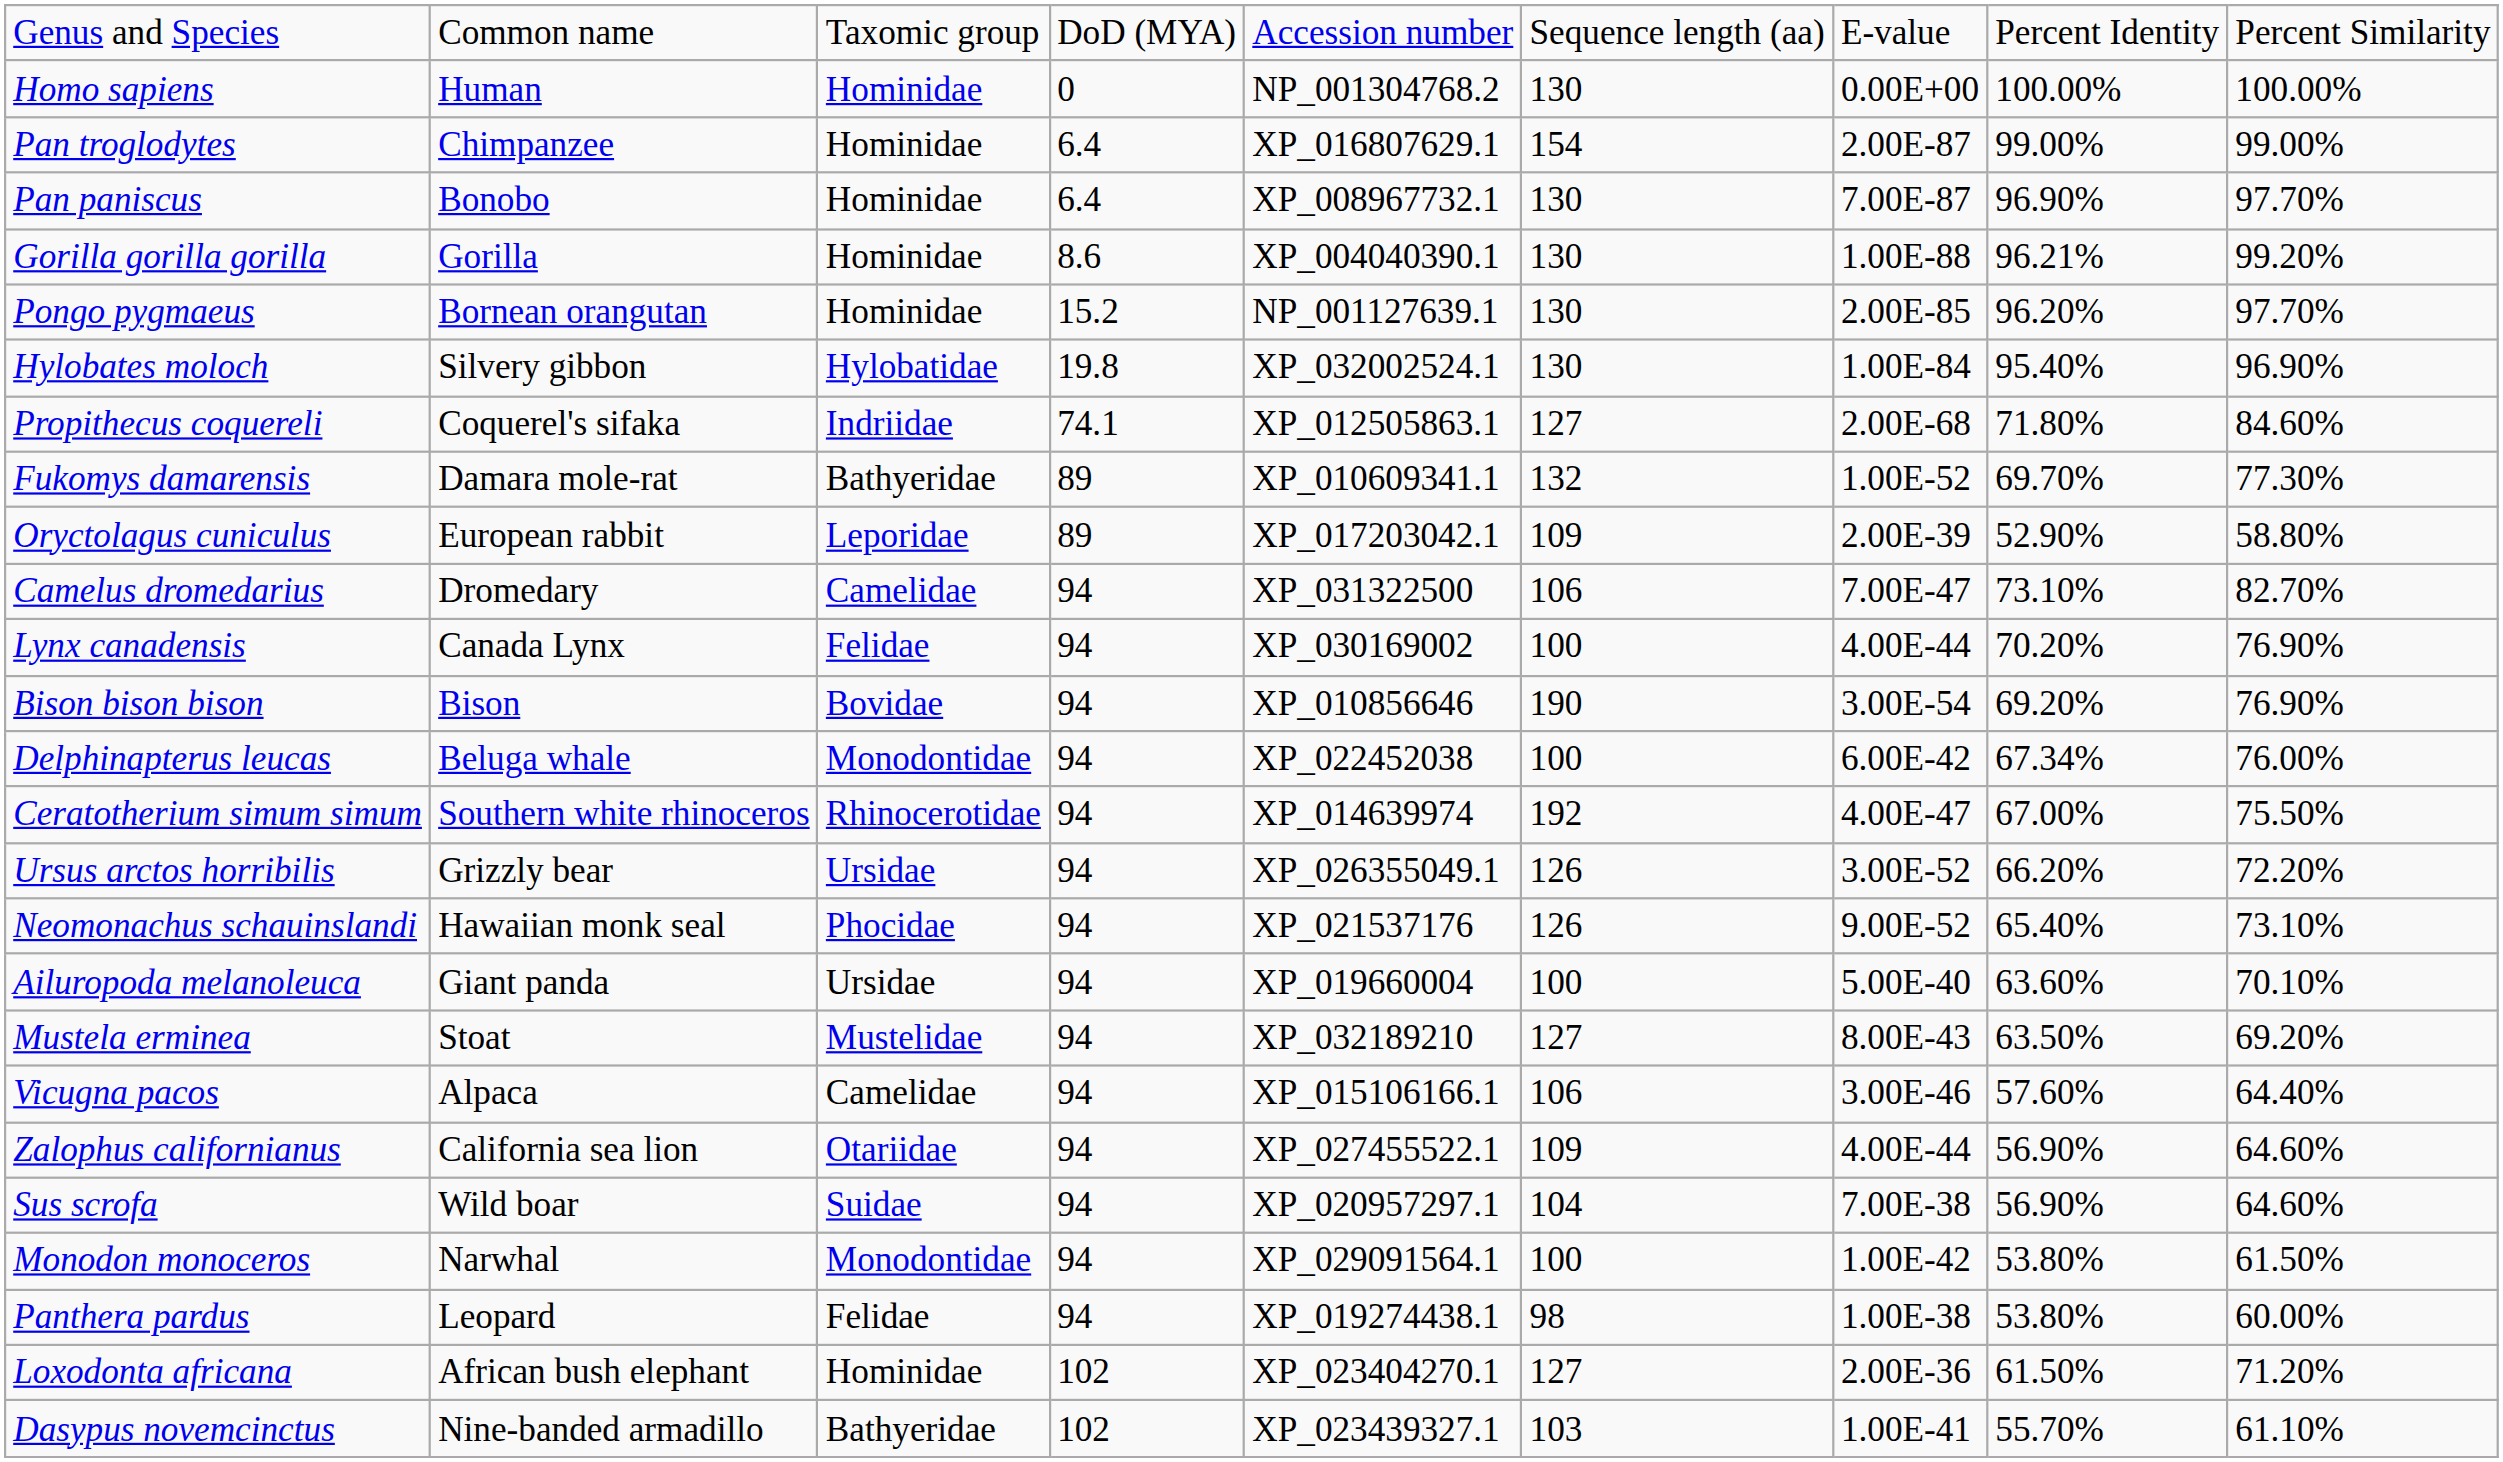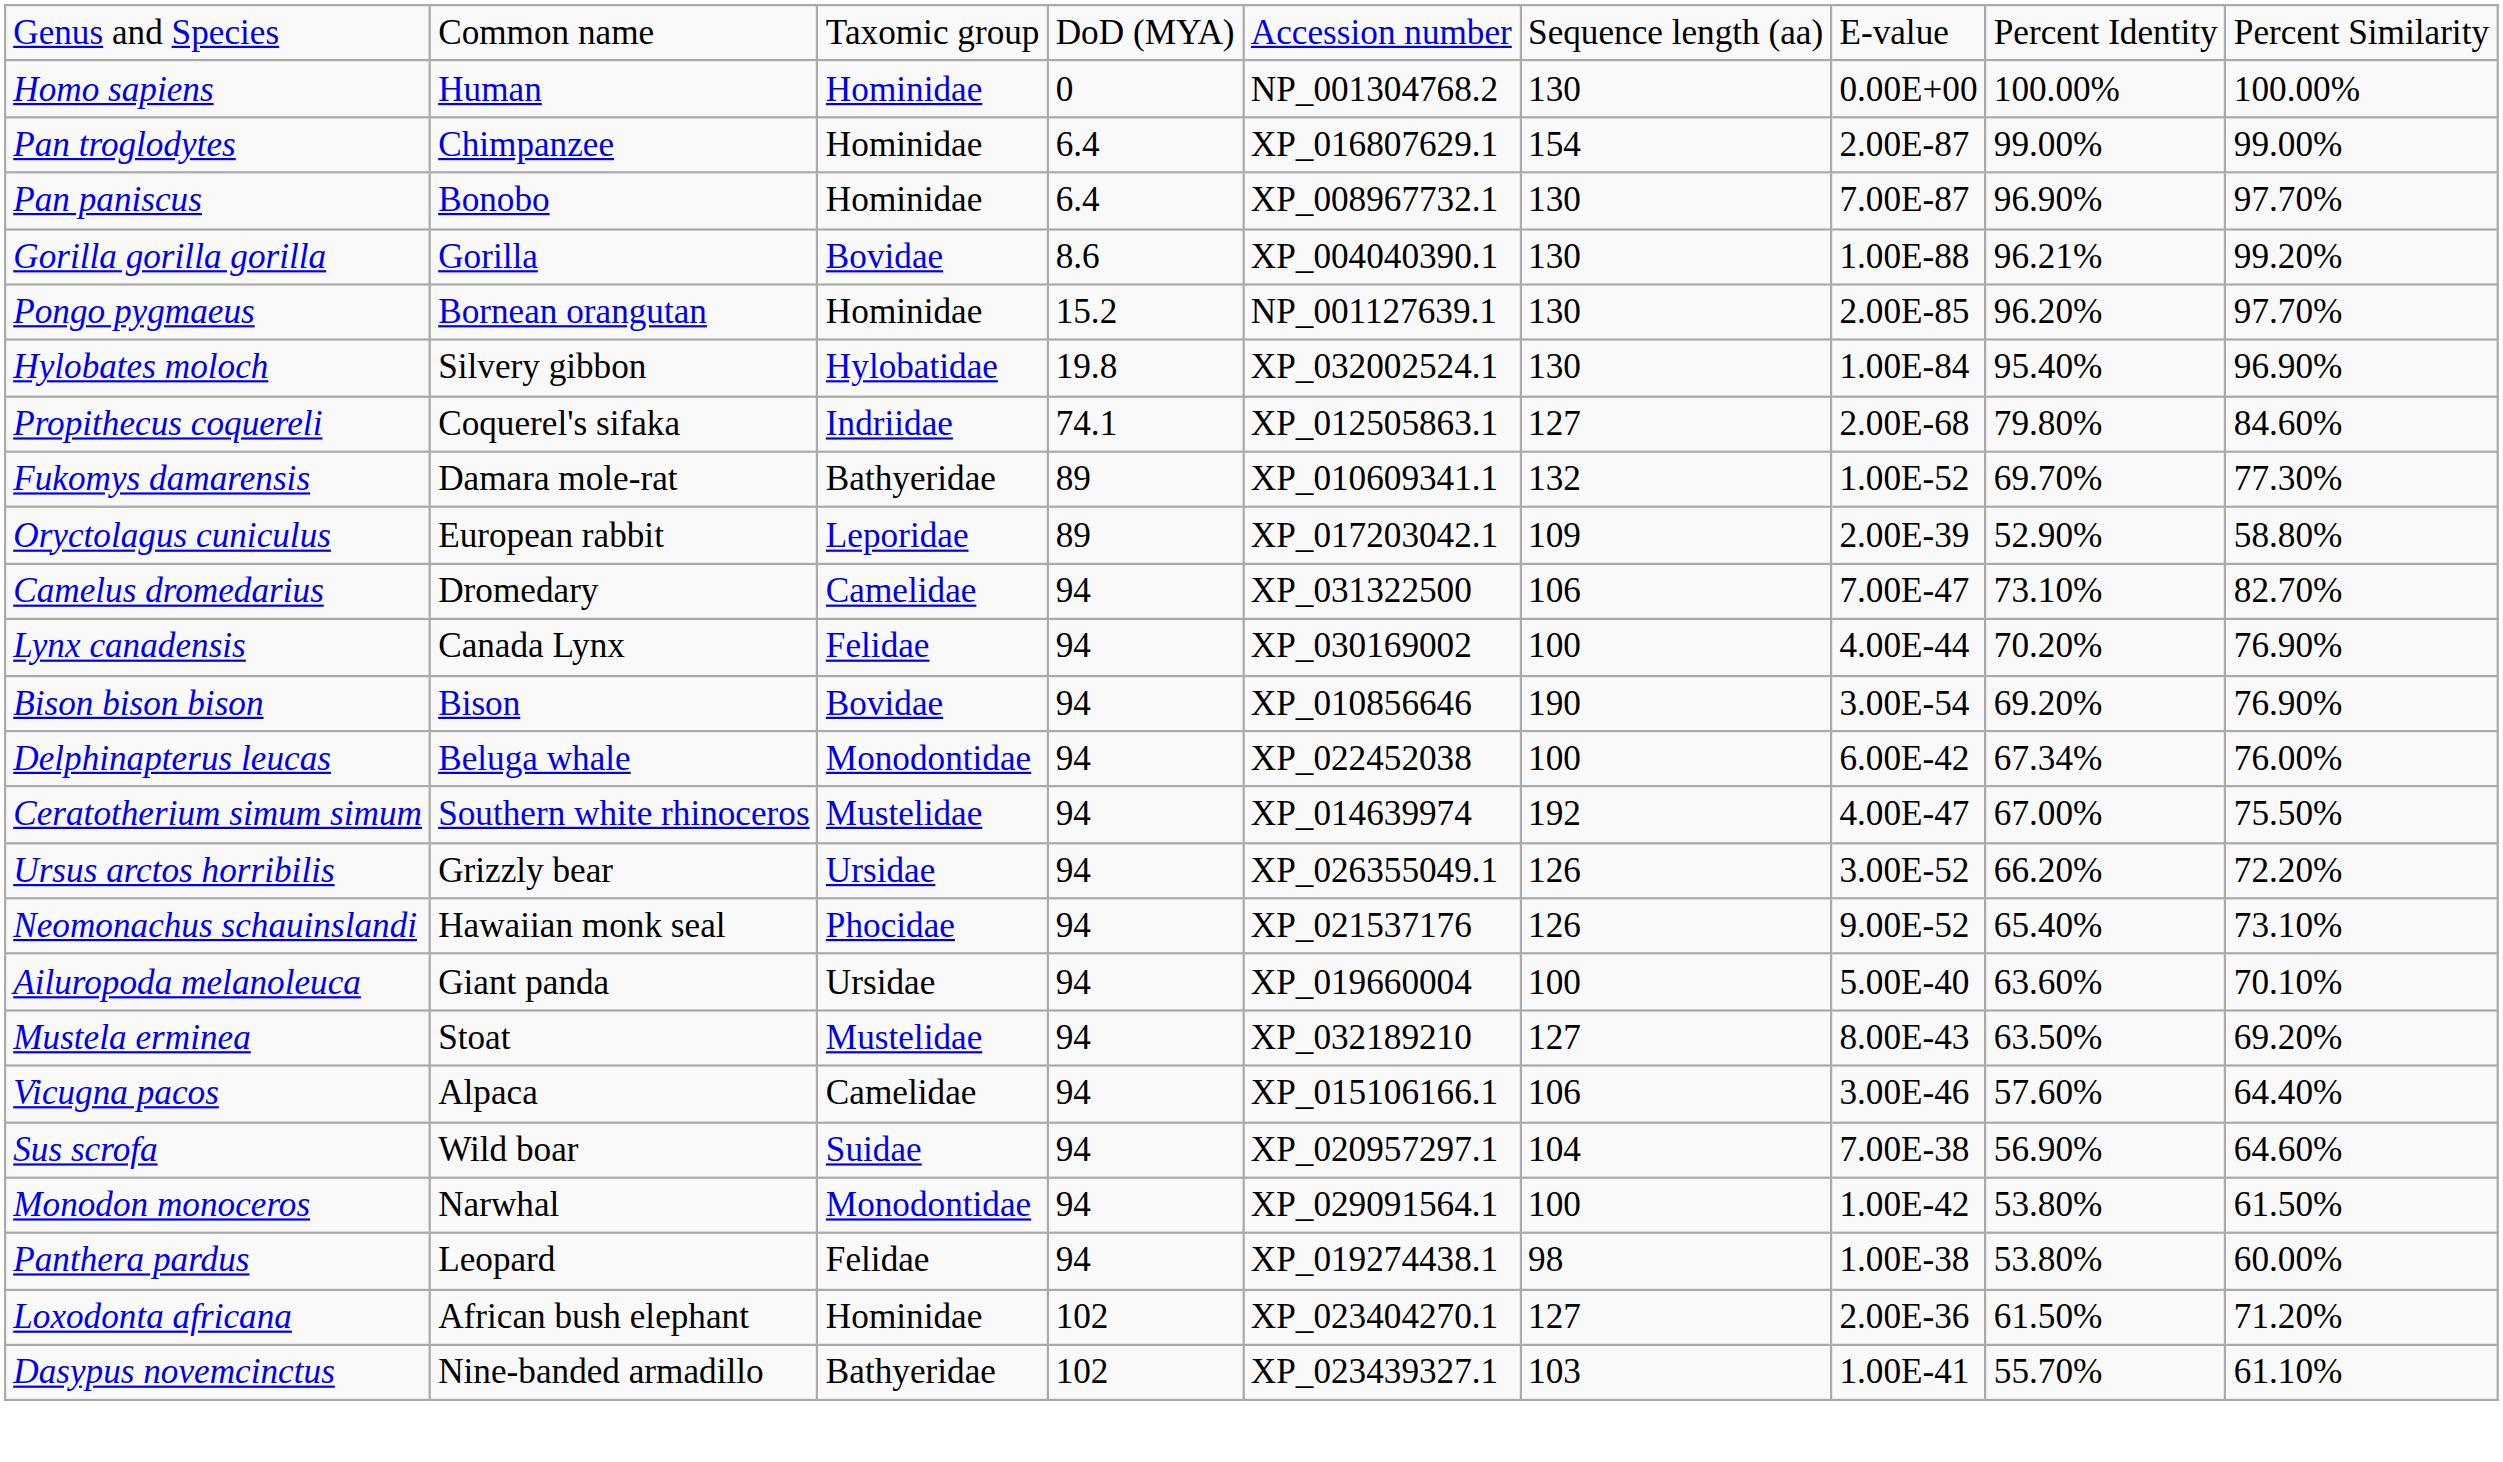(904, 255) Hominidae -> (885, 255) Bovidae
(2050, 423) 71.80% -> (2048, 423) 79.80%
(933, 813) Rhinocerotidae -> (904, 813) Mustelidae
- row: (177, 1148)
